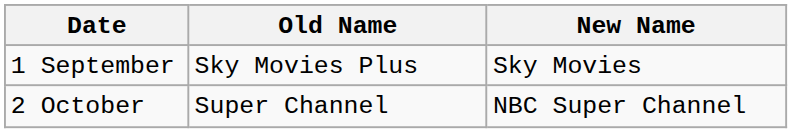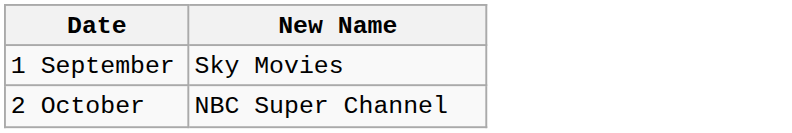- column: (338, 25)
